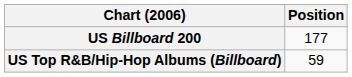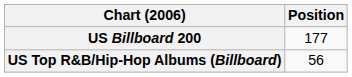(316, 60) 59 -> (316, 60) 56
